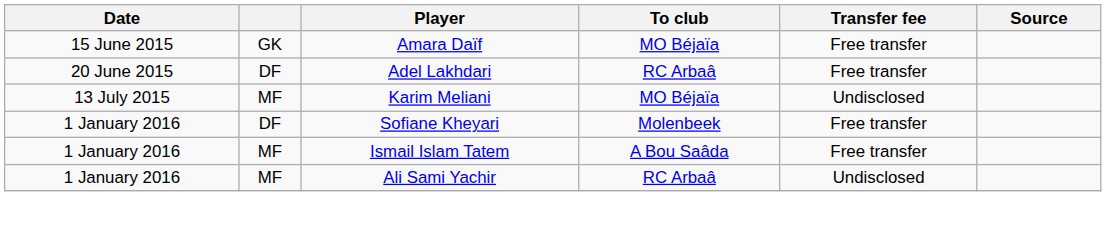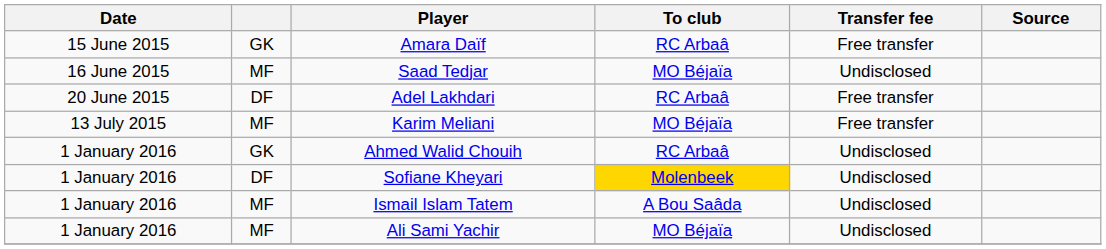(679, 44) MO Béjaïa -> (692, 44) RC Arbaâ
+ row: (443, 71)
(879, 97) Undisclosed -> (885, 124) Free transfer
+ row: (443, 150)
(679, 124) no background -> (692, 177) gold background
(879, 124) Free transfer -> (885, 177) Undisclosed
(879, 150) Free transfer -> (885, 204) Undisclosed
(679, 177) RC Arbaâ -> (692, 230) MO Béjaïa
